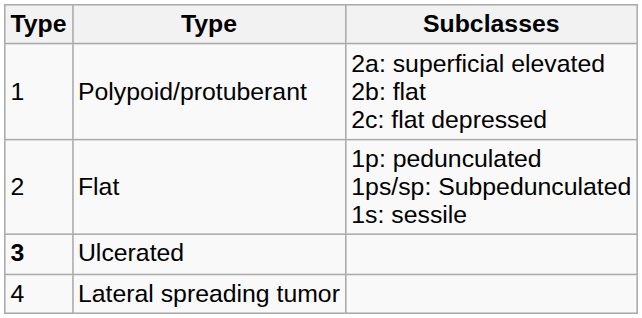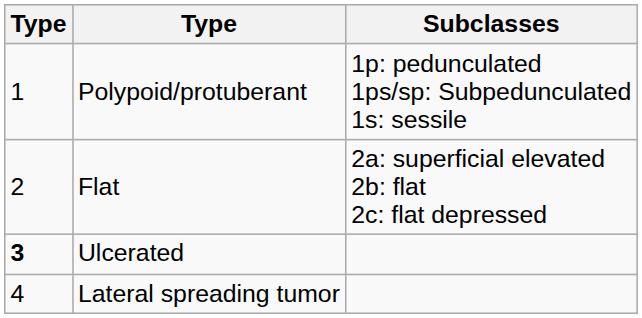(478, 91) 2a: superficial elevated 2b: flat 2c: flat depressed -> (491, 91) 1p: pedunculated 1ps/sp: Subpedunculated 1s: sessile
(491, 186) 1p: pedunculated 1ps/sp: Subpedunculated 1s: sessile -> (478, 186) 2a: superficial elevated 2b: flat 2c: flat depressed
